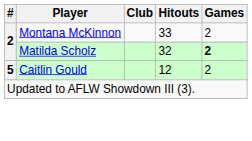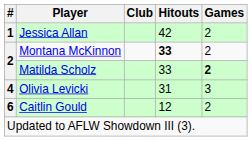+ row: (53, 32)
(165, 32) normal -> (165, 51) bold
(165, 51) 32 -> (165, 70) 33
+ row: (54, 88)
(10, 70) 5 -> (10, 107) 6
